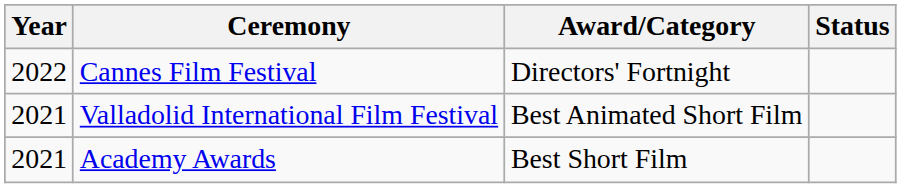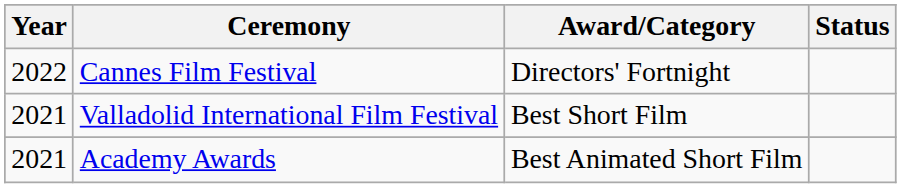(657, 114) Best Animated Short Film -> (599, 114) Best Short Film
(599, 159) Best Short Film -> (657, 159) Best Animated Short Film
